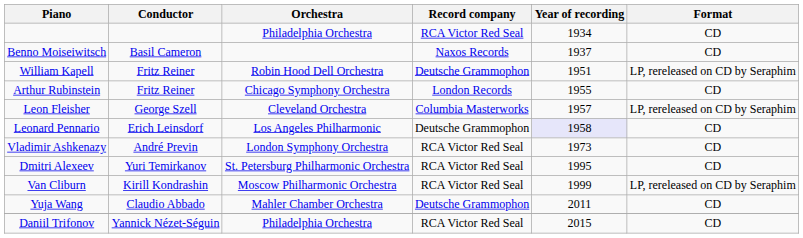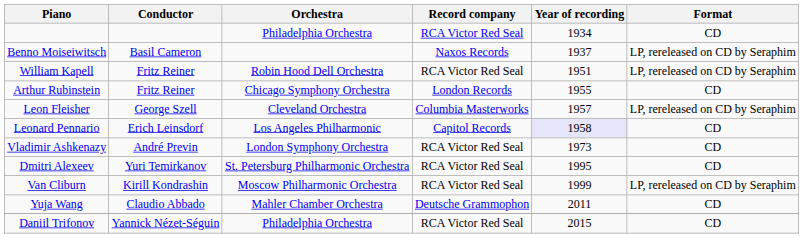(713, 52) CD -> (713, 52) LP, rereleased on CD by Seraphim
(472, 71) Deutsche Grammophon -> (472, 71) RCA Victor Red Seal
(472, 128) Deutsche Grammophon -> (472, 128) Capitol Records
